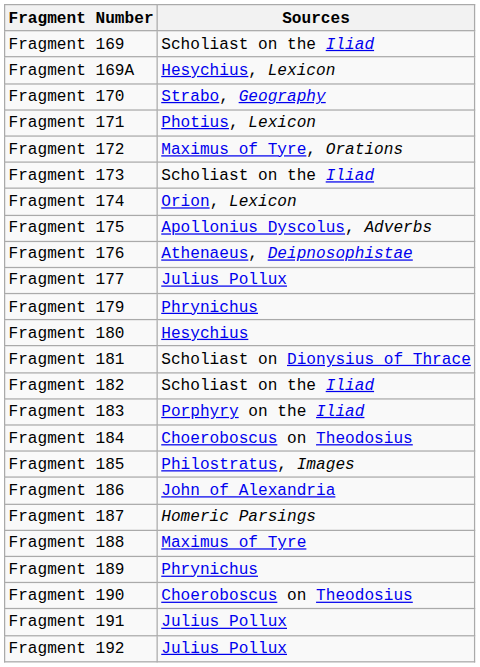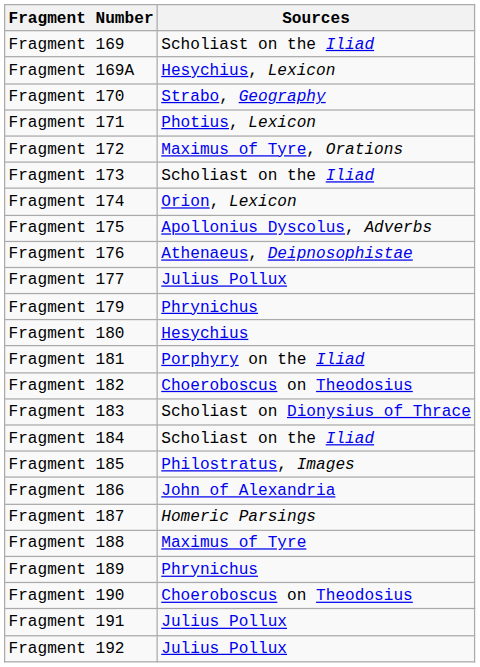(316, 359) Scholiast on Dionysius of Thrace -> (263, 359) Porphyry on the Iliad
(268, 386) Scholiast on the Iliad -> (287, 386) Choeroboscus on Theodosius
(263, 412) Porphyry on the Iliad -> (316, 412) Scholiast on Dionysius of Thrace
(287, 438) Choeroboscus on Theodosius -> (268, 438) Scholiast on the Iliad
